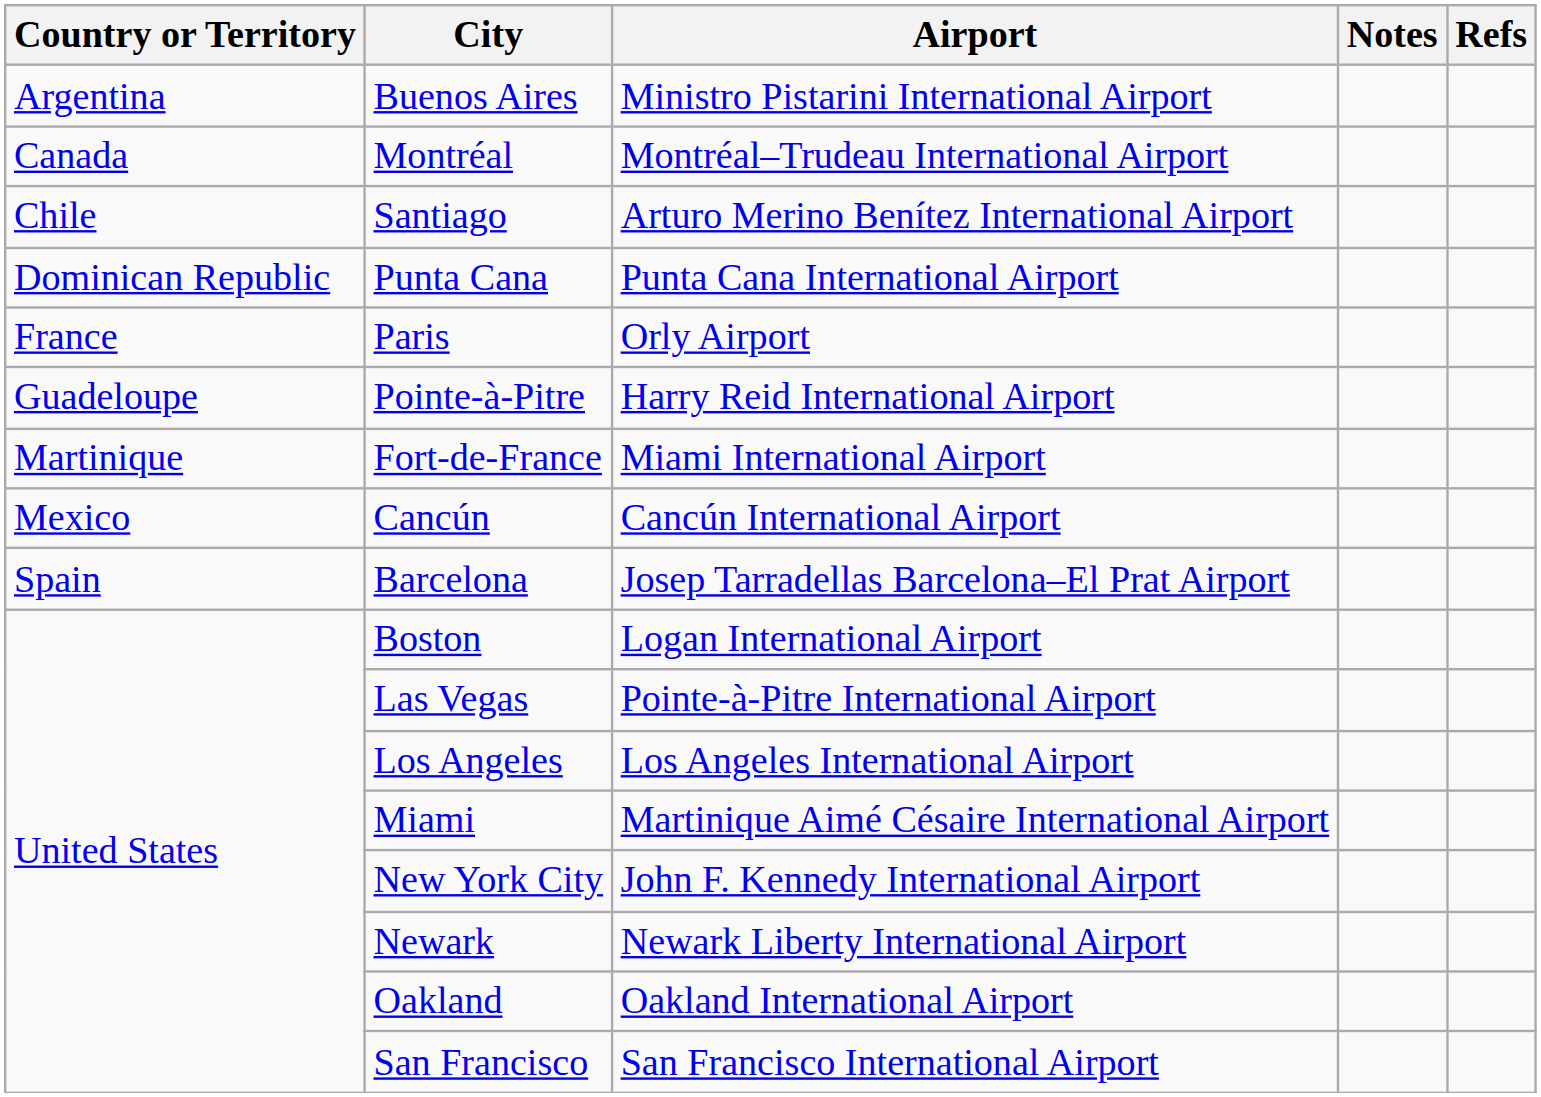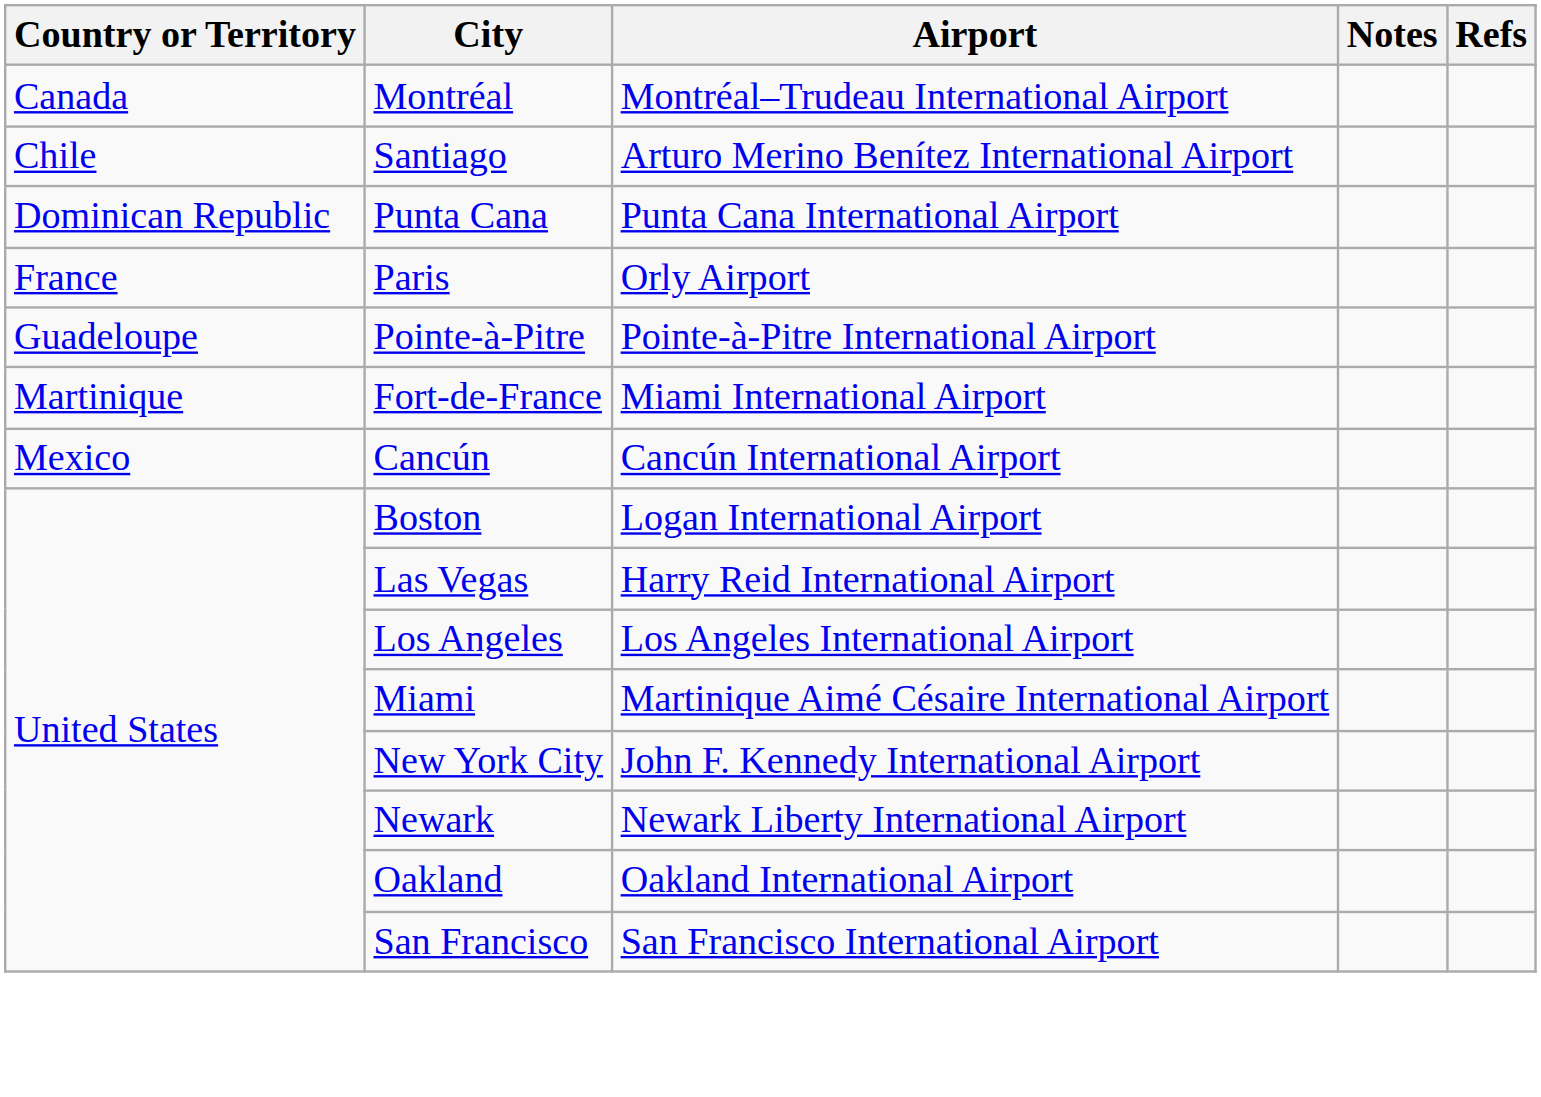- row: (476, 95)
(868, 397) Harry Reid International Airport -> (888, 336) Pointe-à-Pitre International Airport
- row: (451, 578)
(888, 699) Pointe-à-Pitre International Airport -> (868, 578) Harry Reid International Airport
